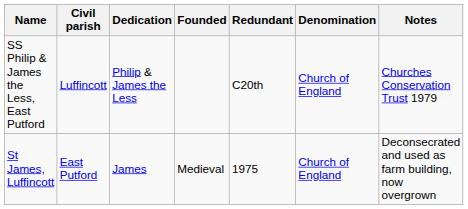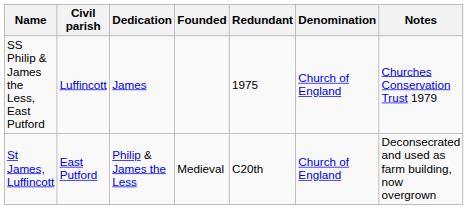(139, 84) Philip & James the Less -> (129, 84) James
(248, 84) C20th -> (245, 84) 1975
(129, 169) James -> (139, 169) Philip & James the Less
(245, 169) 1975 -> (248, 169) C20th
